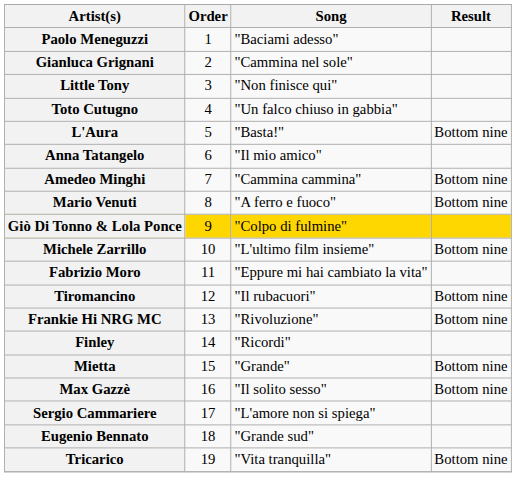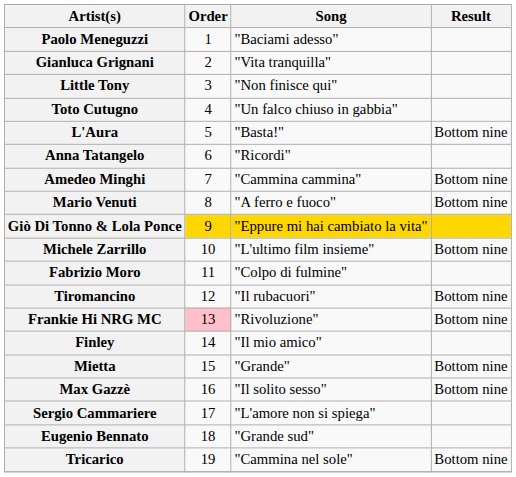(294, 62) "Cammina nel sole" -> (283, 62) "Vita tranquilla"
(278, 156) "Il mio amico" -> (263, 156) "Ricordi"
(291, 226) "Colpo di fulmine" -> (331, 226) "Eppure mi hai cambiato la vita"
(331, 272) "Eppure mi hai cambiato la vita" -> (291, 272) "Colpo di fulmine"
(208, 319) no background -> (208, 319) pink background
(263, 343) "Ricordi" -> (278, 343) "Il mio amico"
(283, 459) "Vita tranquilla" -> (294, 459) "Cammina nel sole"
